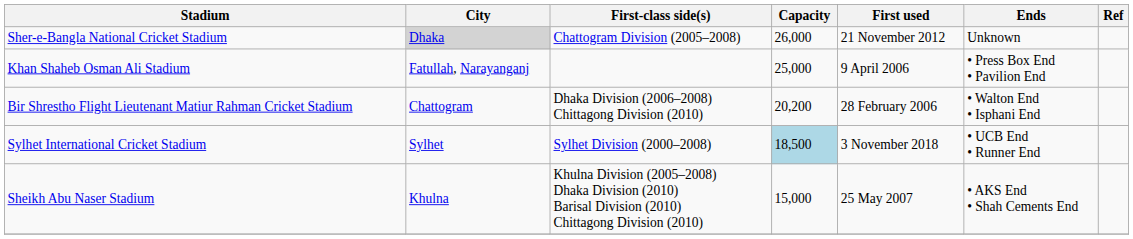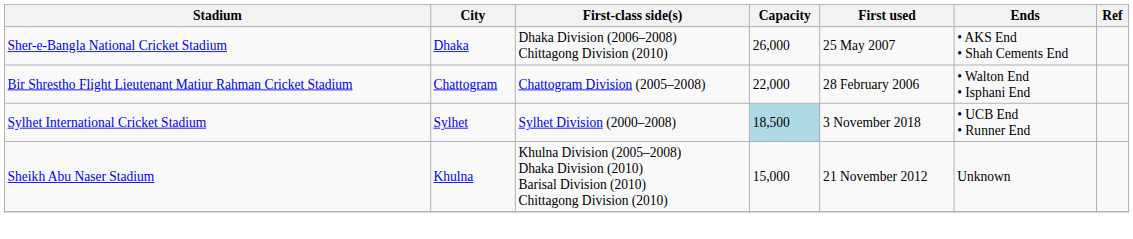(427, 38) lightgrey background -> (451, 46) no background
(647, 38) Chattogram Division (2005–2008) -> (598, 46) Dhaka Division (2006–2008) Chittagong Division (2010)
(893, 38) 21 November 2012 -> (859, 46) 25 May 2007
(994, 38) Unknown -> (1013, 46) • AKS End • Shah Cements End
- row: (99, 68)
(633, 106) Dhaka Division (2006–2008) Chittagong Division (2010) -> (612, 84) Chattogram Division (2005–2008)
(793, 106) 20,200 -> (771, 84) 22,000
(877, 199) 25 May 2007 -> (875, 177) 21 November 2012
(1023, 199) • AKS End • Shah Cements End -> (984, 177) Unknown
